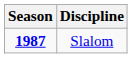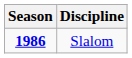(30, 40) 1987 -> (30, 40) 1986
